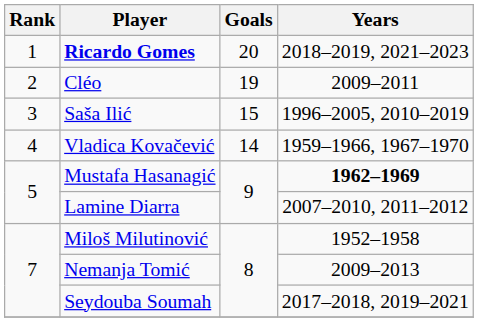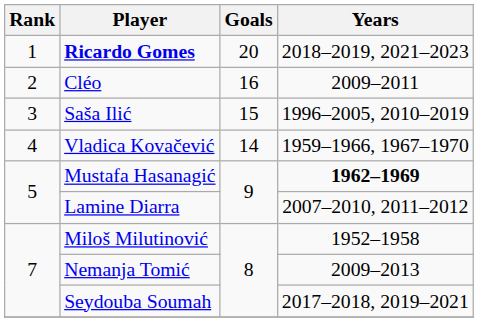(249, 82) 19 -> (249, 82) 16
